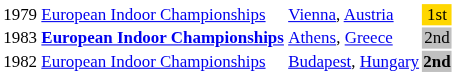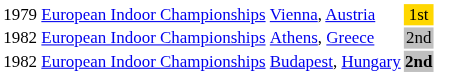(20, 38) 1983 -> (20, 38) 1982
(163, 38) bold -> (153, 38) normal
